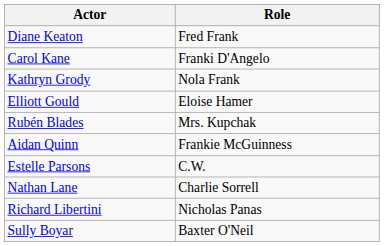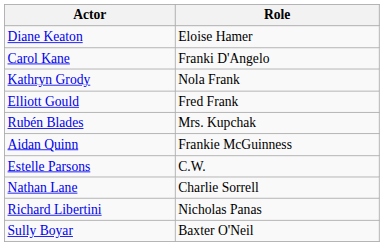(208, 36) Fred Frank -> (215, 36) Eloise Hamer
(215, 101) Eloise Hamer -> (208, 101) Fred Frank
